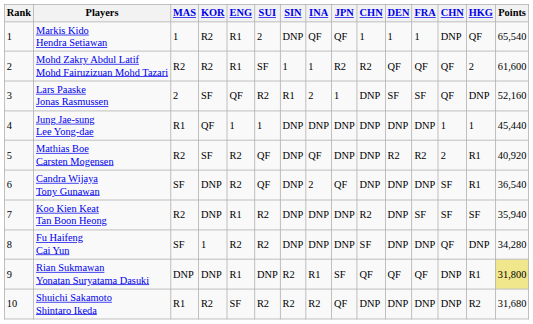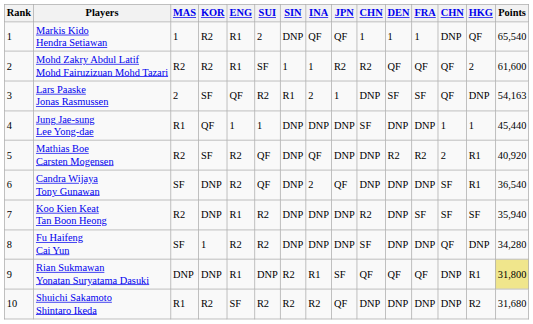(512, 96) 52,160 -> (512, 96) 54,163
(370, 125) DNP -> (365, 125) SF
